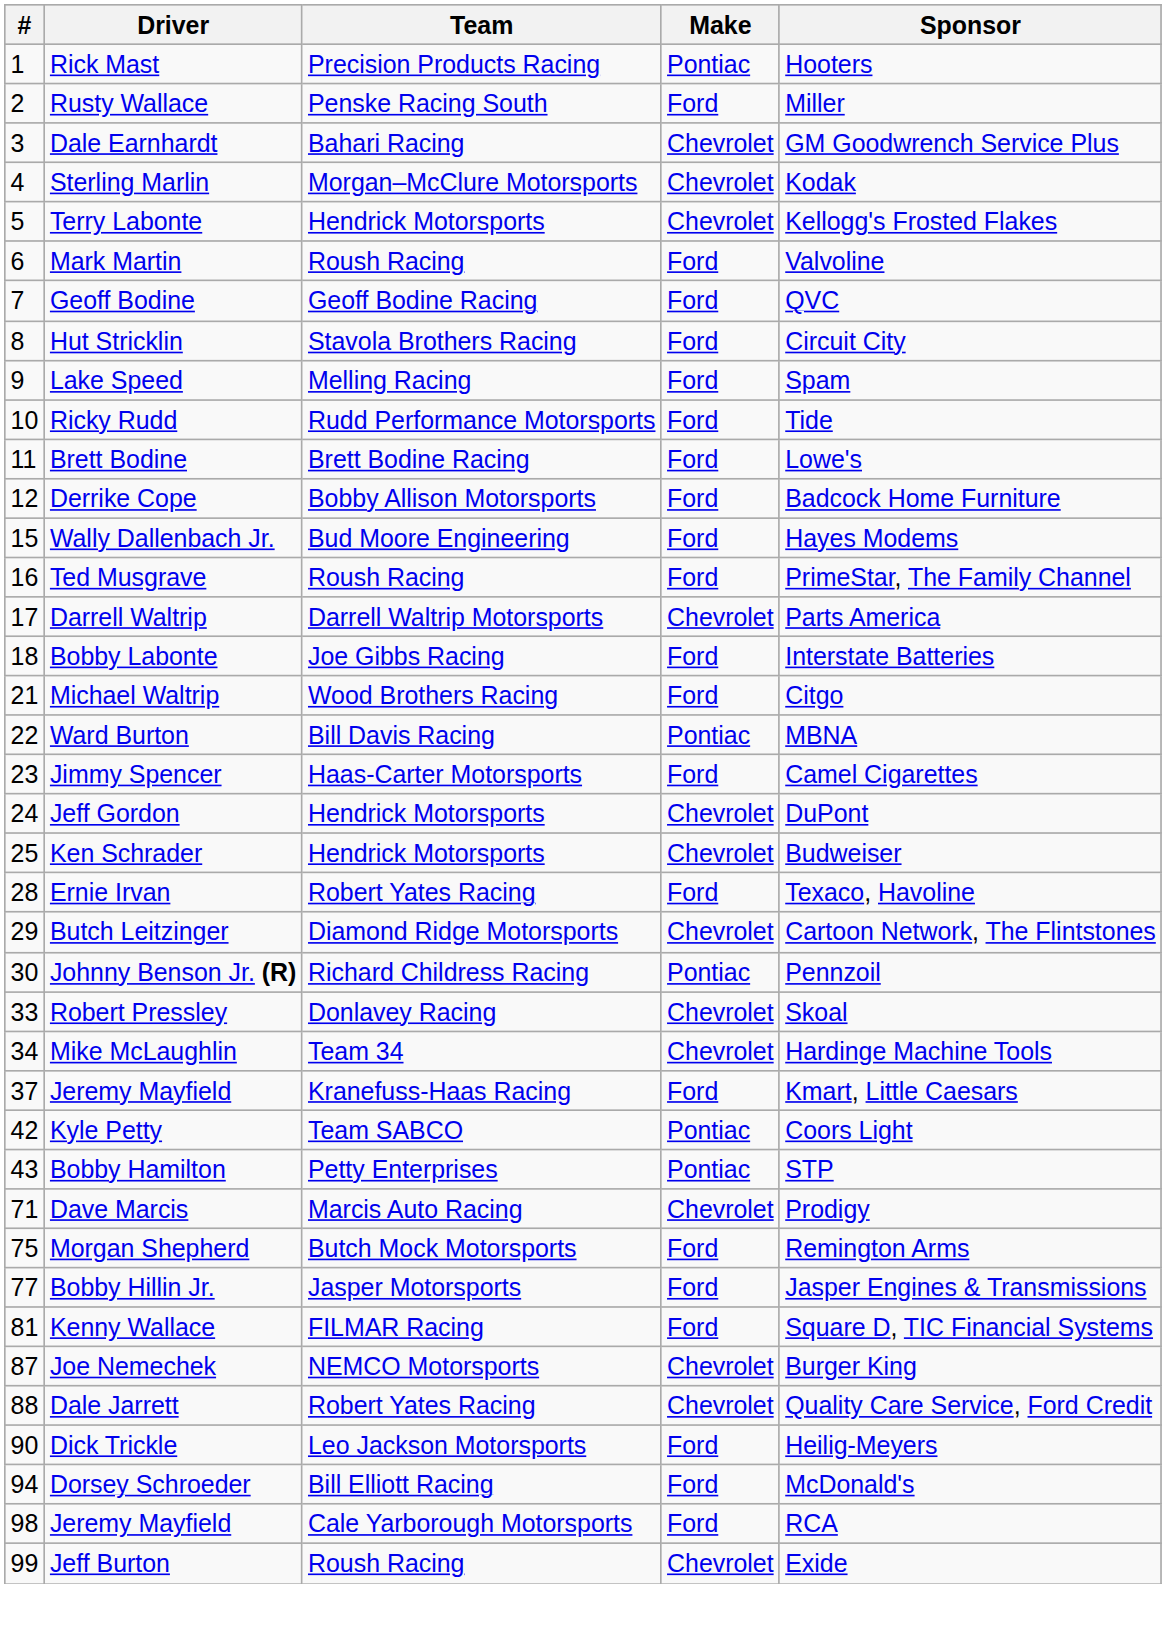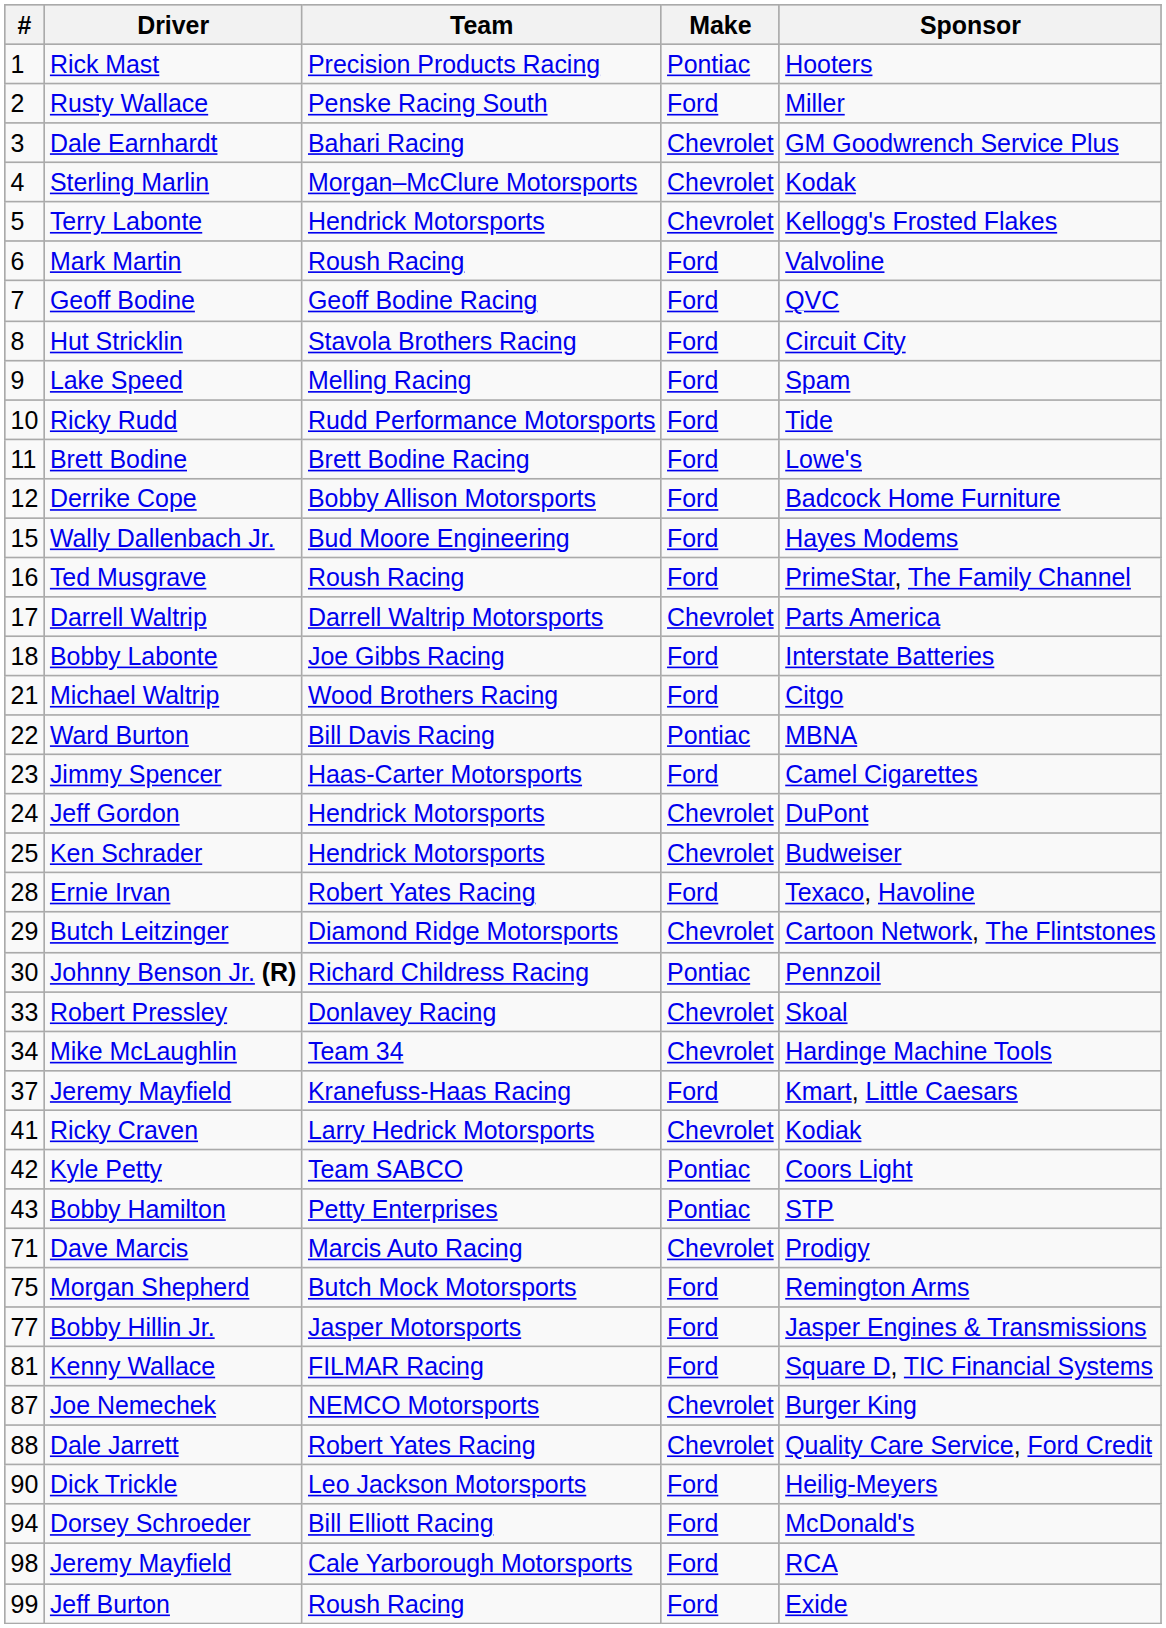+ row: (24, 1130)
(720, 1564) Chevrolet -> (693, 1603) Ford
